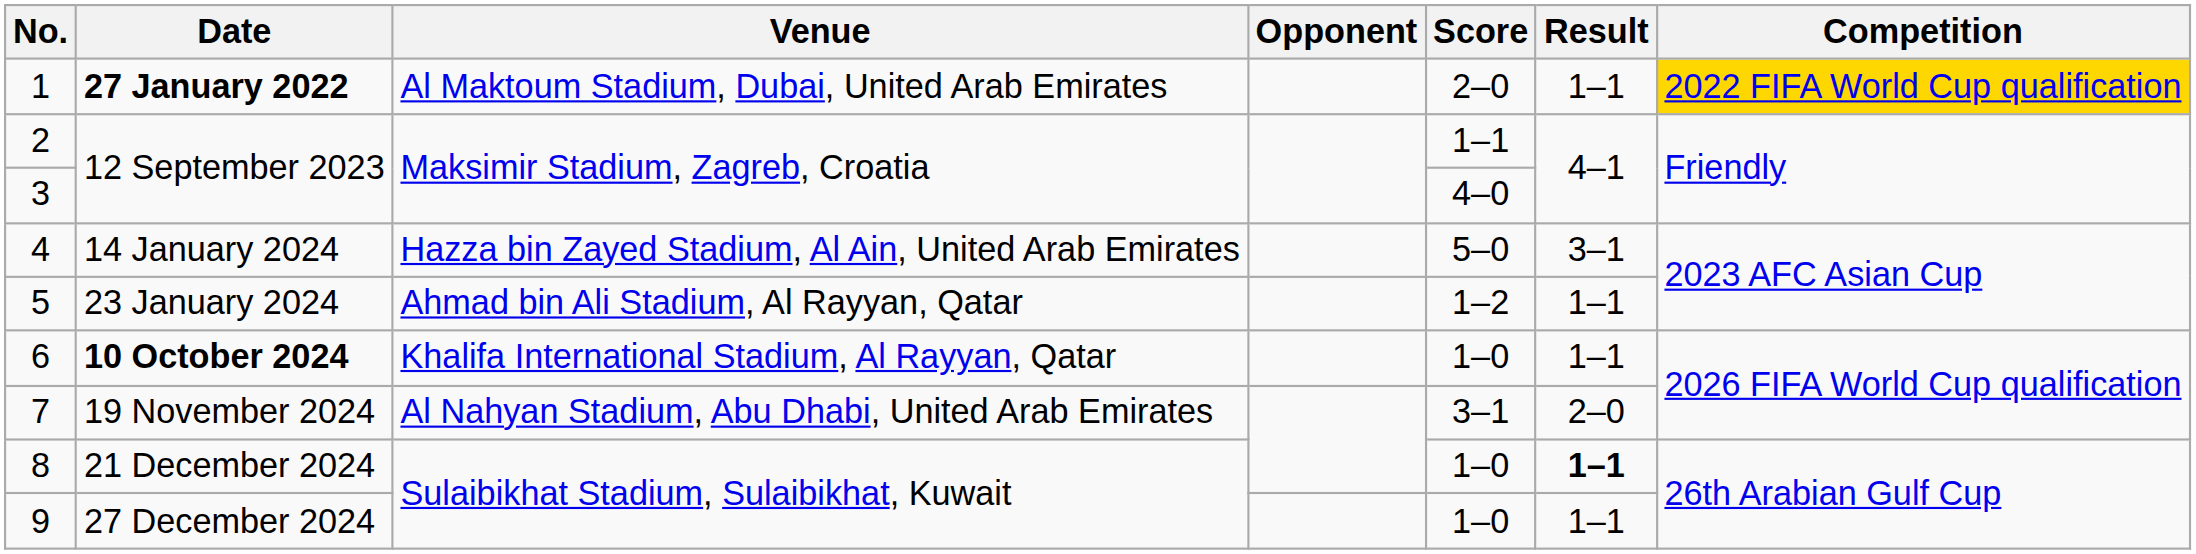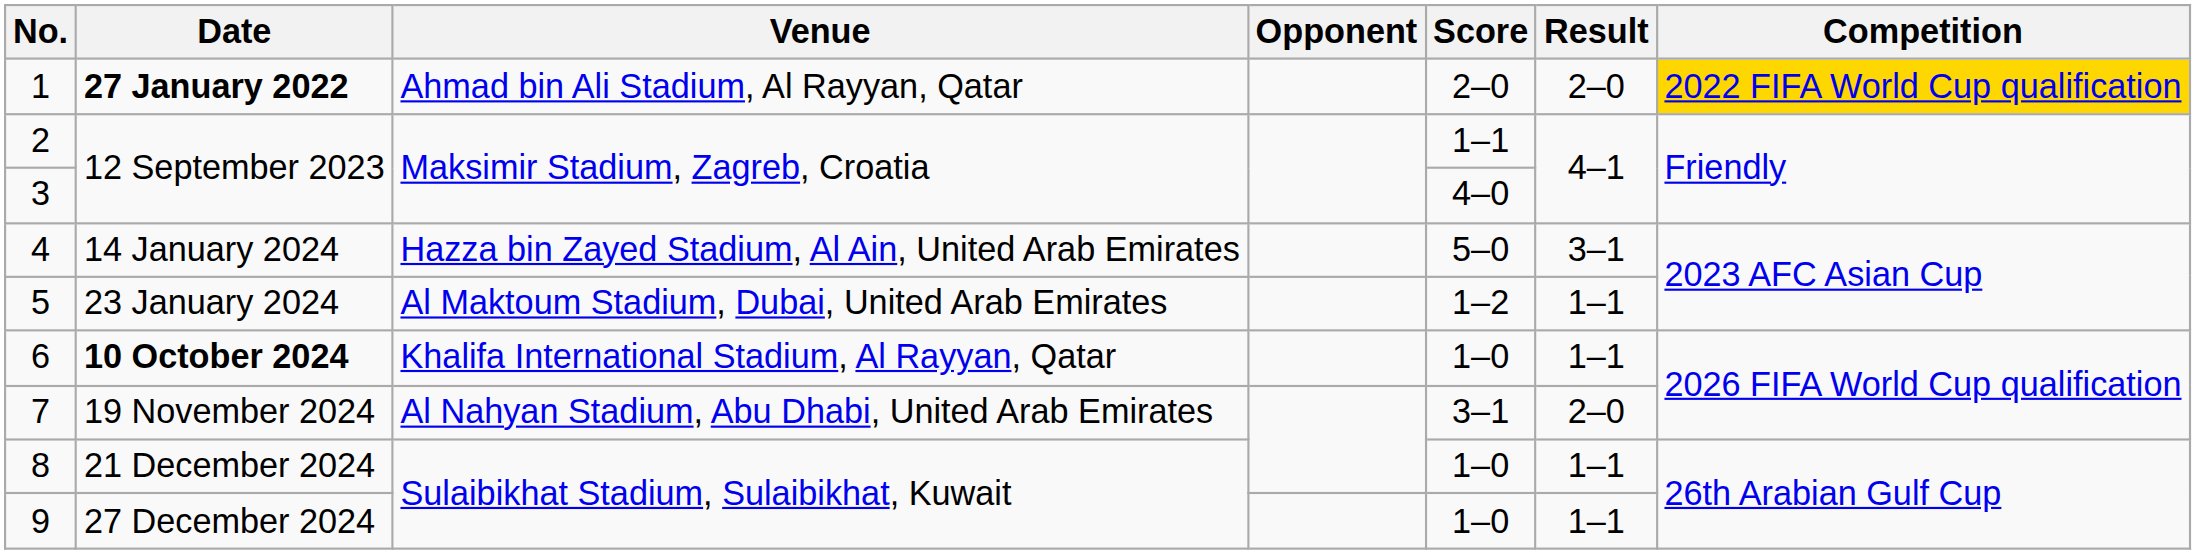(784, 85) Al Maktoum Stadium, Dubai, United Arab Emirates -> (712, 85) Ahmad bin Ali Stadium, Al Rayyan, Qatar
(1596, 85) 1–1 -> (1596, 85) 2–0
(712, 303) Ahmad bin Ali Stadium, Al Rayyan, Qatar -> (784, 303) Al Maktoum Stadium, Dubai, United Arab Emirates
(1596, 466) bold -> (1596, 466) normal
